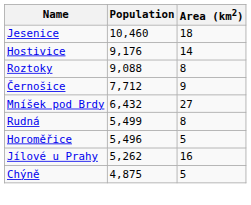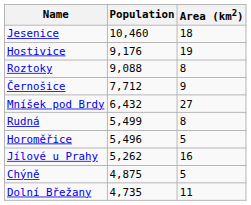(186, 51) 14 -> (186, 51) 19
+ row: (49, 192)
